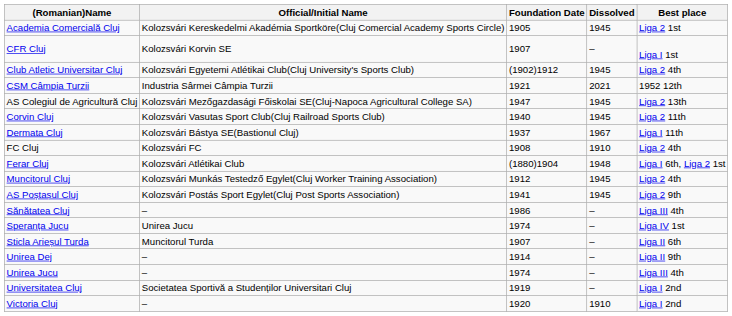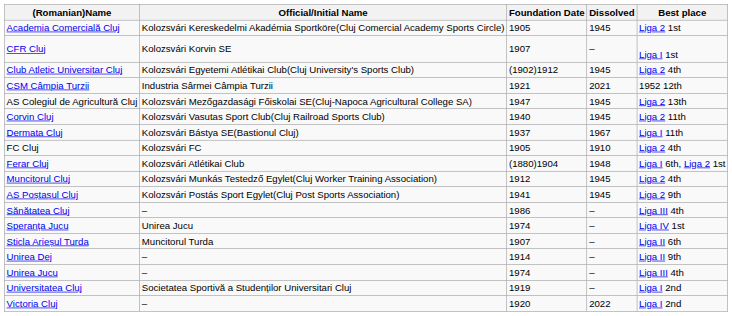(520, 148) 1908 -> (520, 148) 1905
(600, 303) 1910 -> (600, 303) 2022
